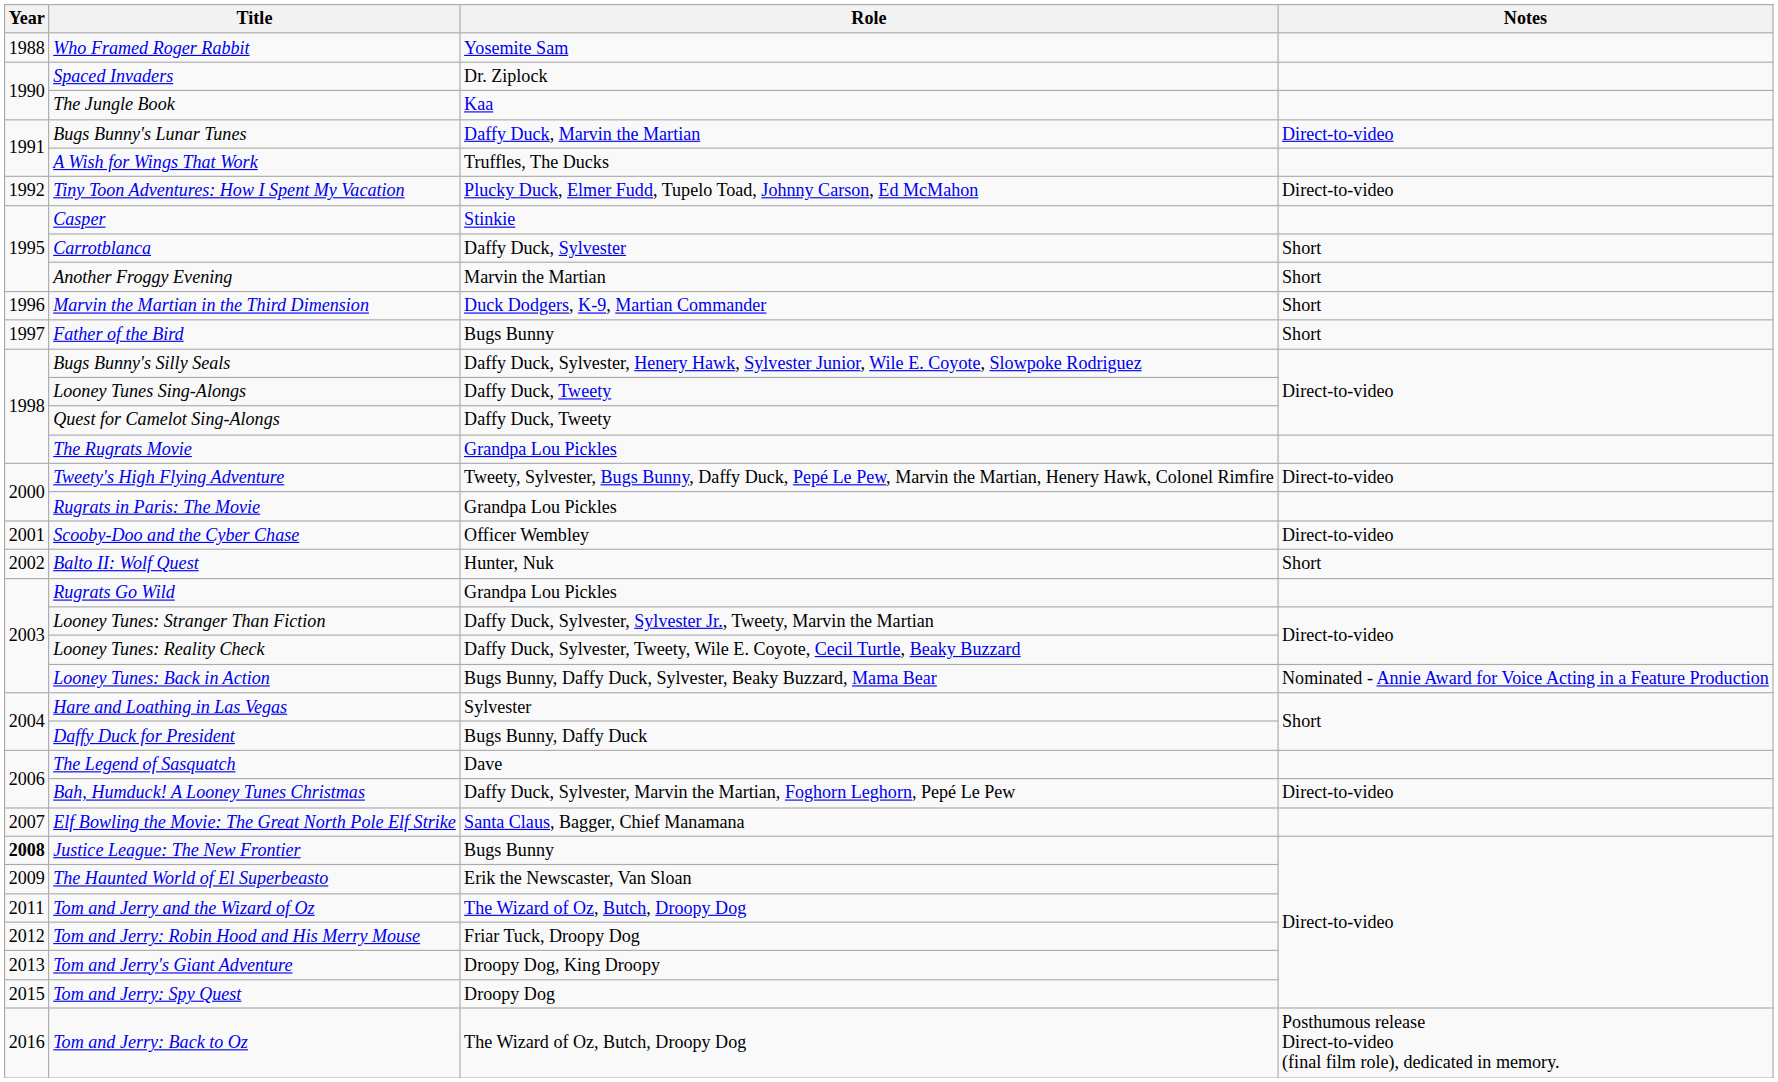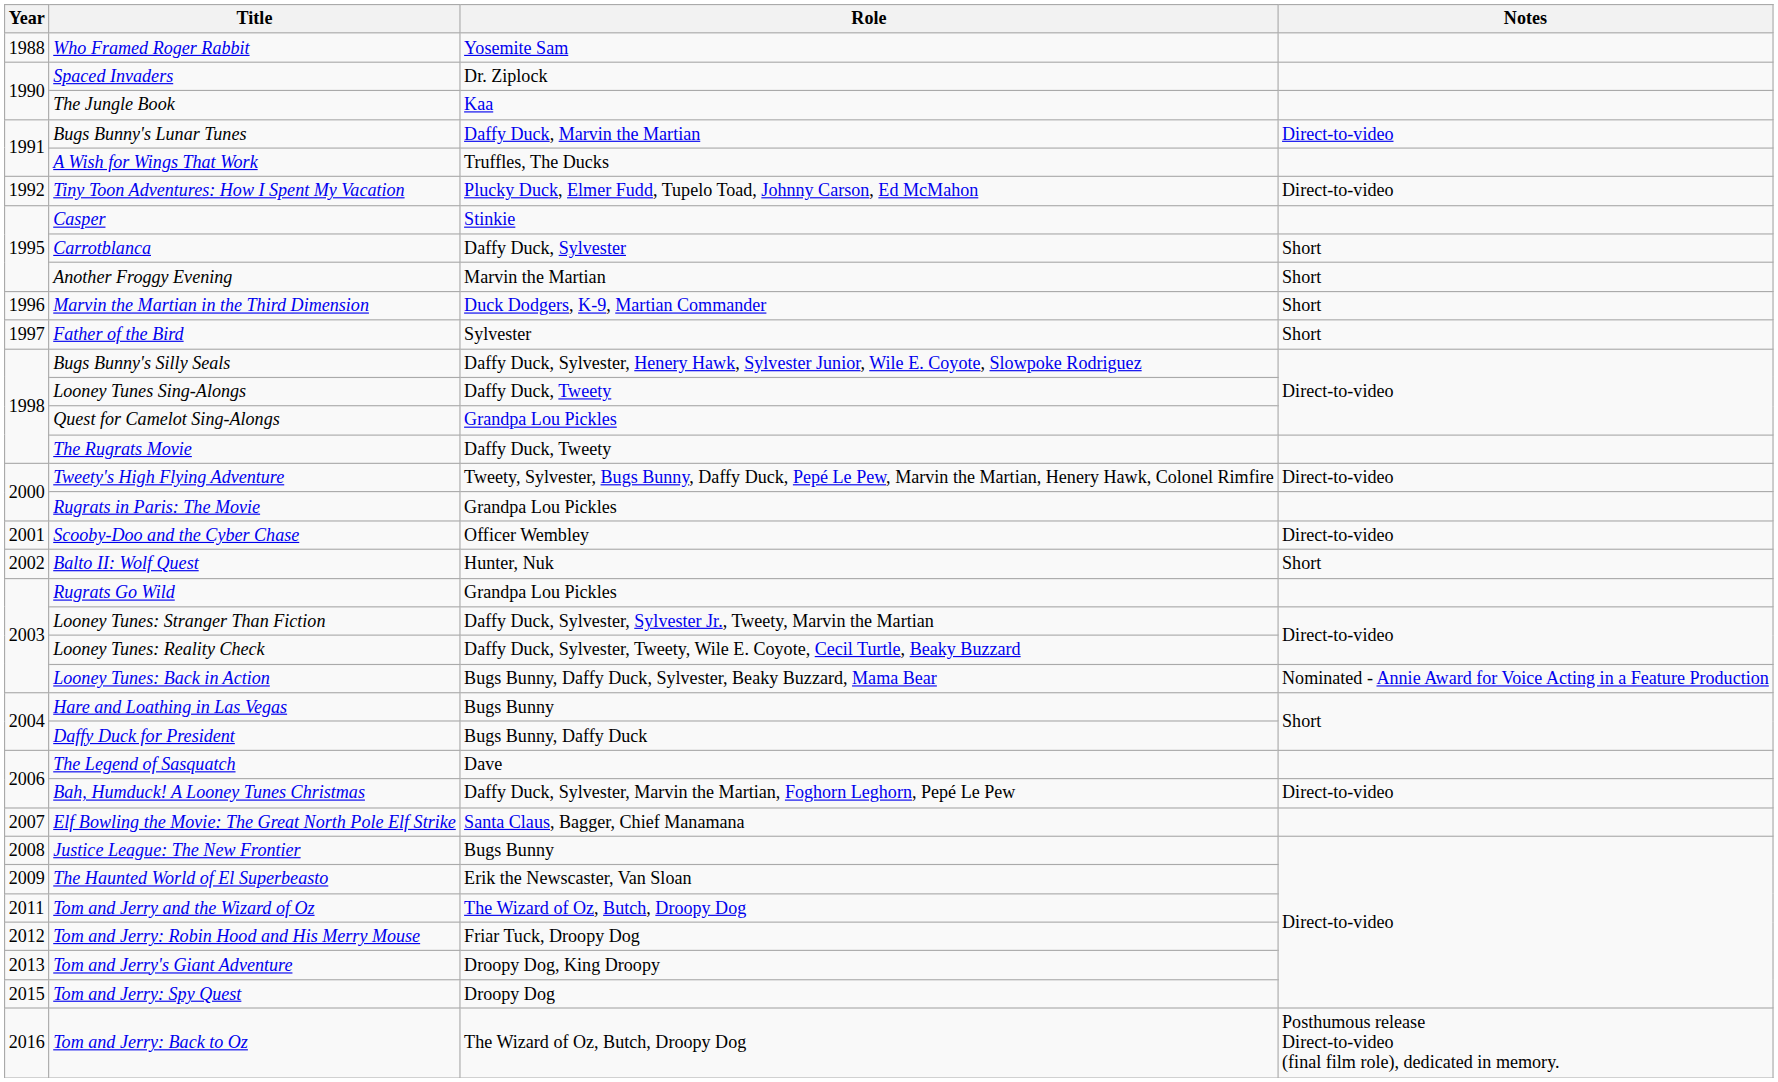(509, 334) Bugs Bunny -> (498, 334) Sylvester
(538, 420) Daffy Duck, Tweety -> (540, 420) Grandpa Lou Pickles
(540, 448) Grandpa Lou Pickles -> (538, 448) Daffy Duck, Tweety
(498, 707) Sylvester -> (509, 707) Bugs Bunny
(27, 850) bold -> (27, 850) normal
